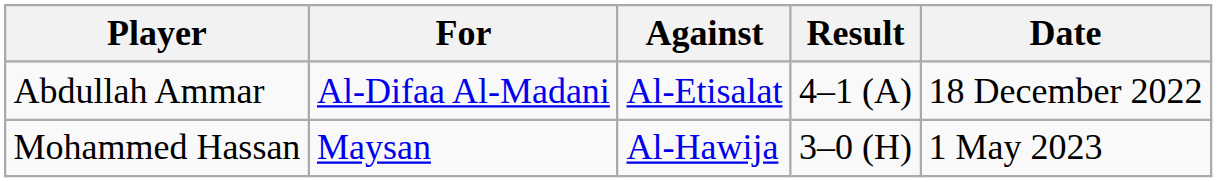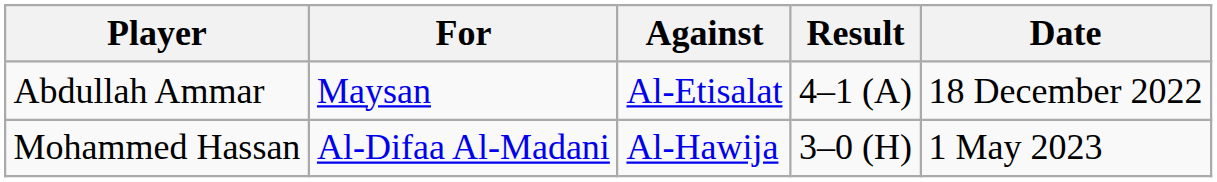(463, 90) Al-Difaa Al-Madani -> (374, 90) Maysan
(374, 147) Maysan -> (463, 147) Al-Difaa Al-Madani
